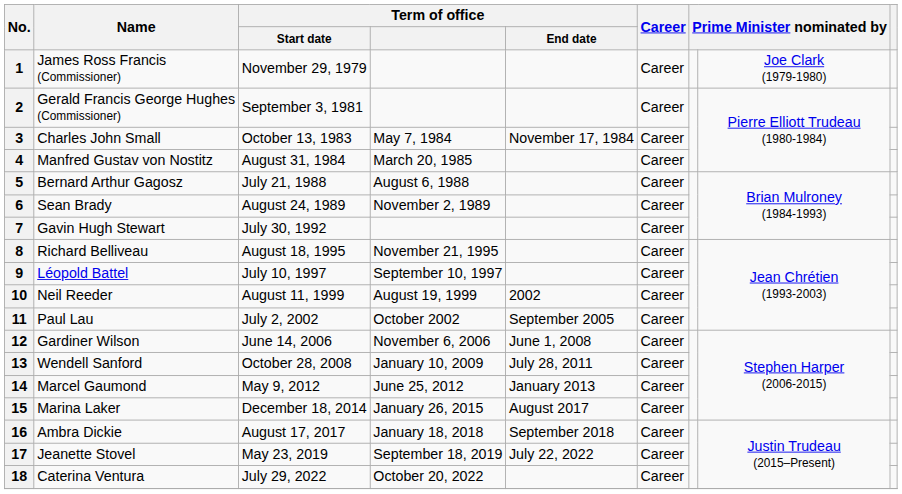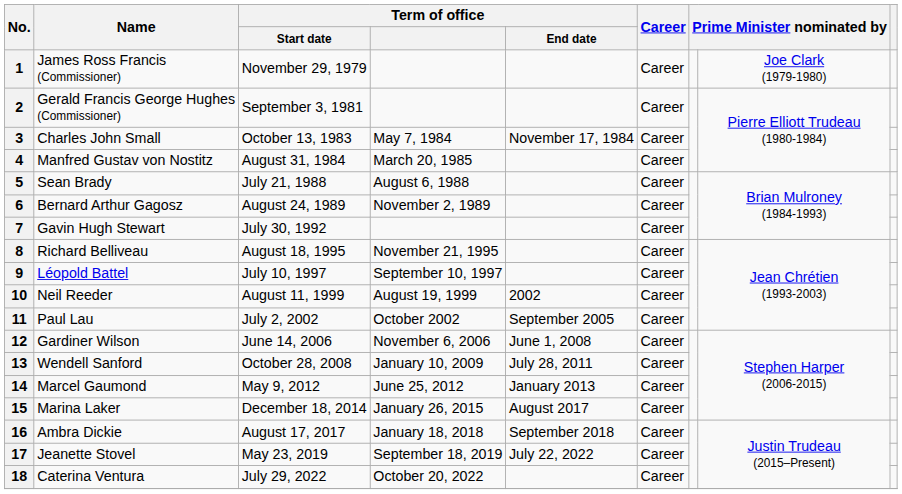(110, 183) Bernard Arthur Gagosz -> (74, 183) Sean Brady
(74, 205) Sean Brady -> (110, 205) Bernard Arthur Gagosz
